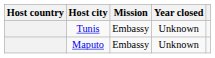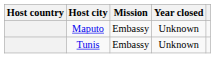rows swapped: (88, 45) <-> (88, 28)
